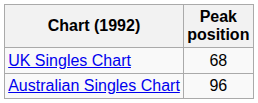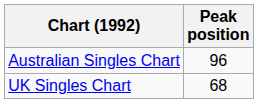rows swapped: (70, 60) <-> (94, 85)
